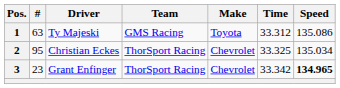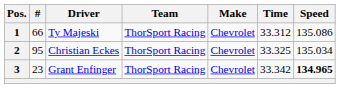(37, 32) 63 -> (37, 32) 66
(154, 32) GMS Racing -> (165, 32) ThorSport Racing
(226, 32) Toyota -> (233, 32) Chevrolet
